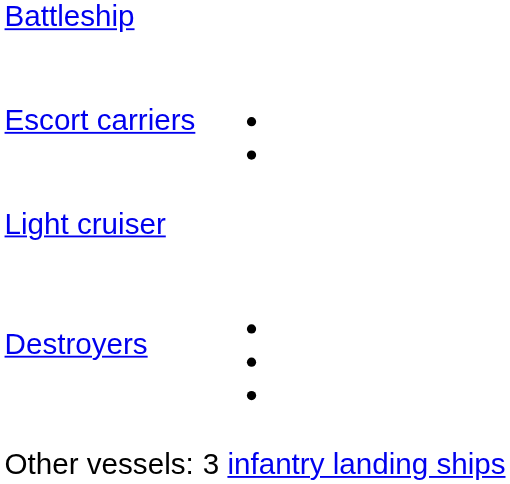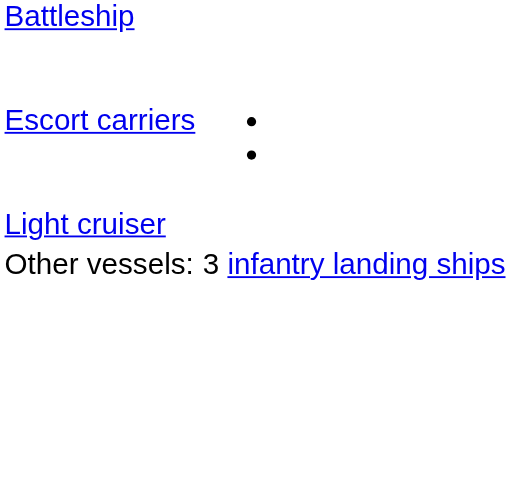- row: (76, 344)
